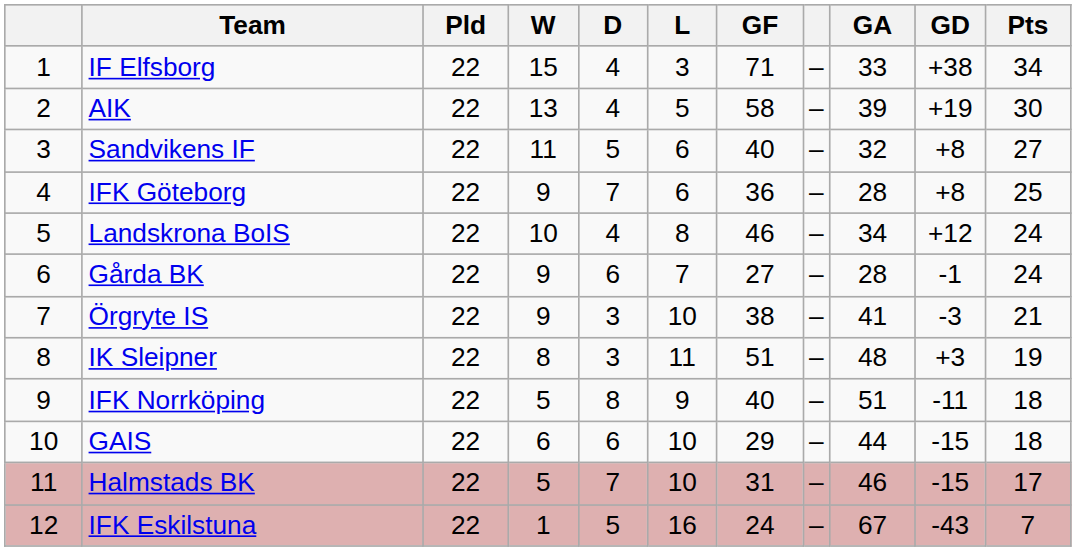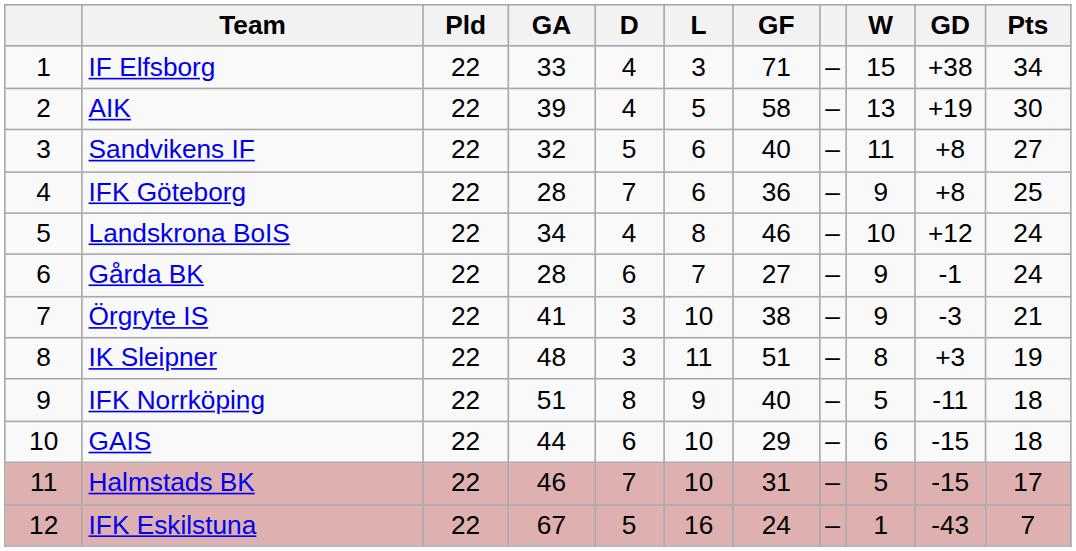columns swapped: (543, 25) <-> (873, 25)
